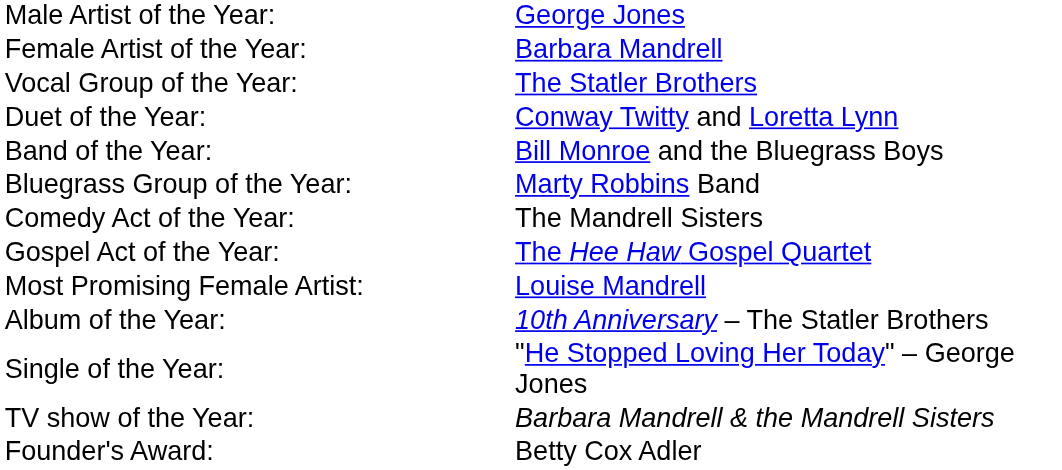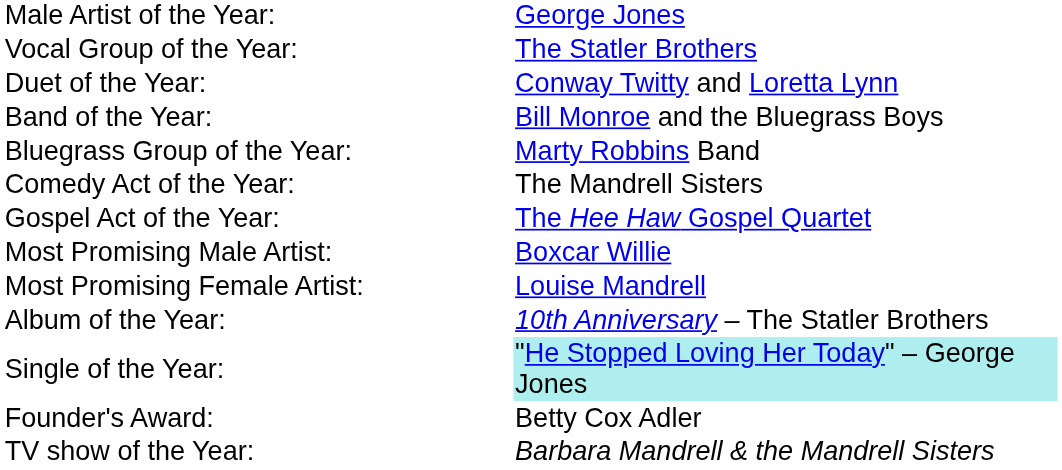- row: (156, 49)
+ row: (168, 252)
(765, 368) no background -> (765, 368) paleturquoise background
rows swapped: (129, 417) <-> (109, 451)
